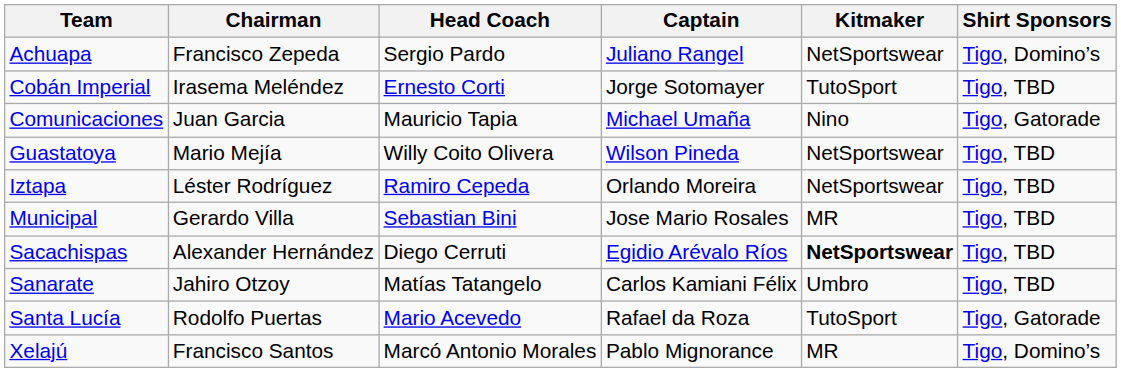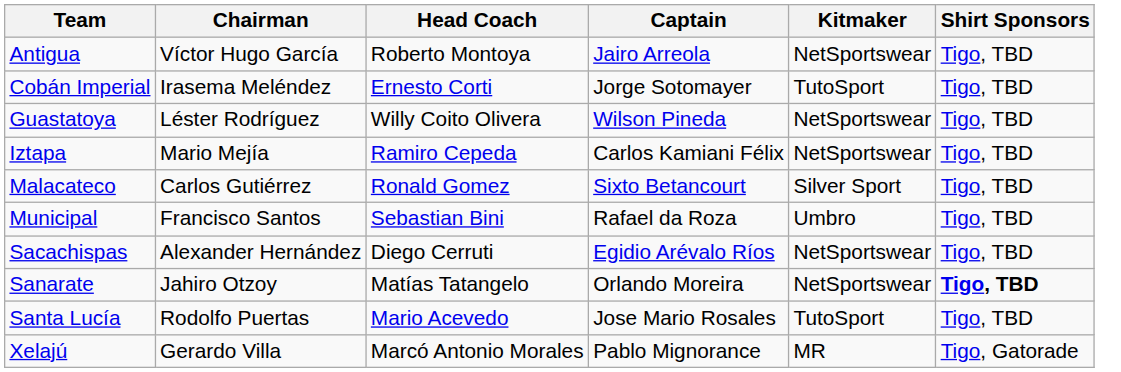- row: (51, 53)
+ row: (45, 53)
- row: (86, 119)
(227, 152) Mario Mejía -> (240, 119) Léster Rodríguez
(253, 185) Léster Rodríguez -> (214, 152) Mario Mejía
(681, 185) Orlando Moreira -> (689, 152) Carlos Kamiani Félix
+ row: (63, 185)
(233, 218) Gerardo Villa -> (240, 218) Francisco Santos
(697, 218) Jose Mario Rosales -> (665, 218) Rafael da Roza
(822, 218) MR -> (825, 218) Umbro
(880, 251) bold -> (862, 251) normal
(701, 284) Carlos Kamiani Félix -> (668, 284) Orlando Moreira
(837, 284) Umbro -> (862, 284) NetSportswear
(1009, 284) normal -> (990, 284) bold
(678, 317) Rafael da Roza -> (685, 317) Jose Mario Rosales
(1032, 317) Tigo, Gatorade -> (987, 317) Tigo, TBD
(253, 350) Francisco Santos -> (221, 350) Gerardo Villa
(1031, 350) Tigo, Domino’s -> (1010, 350) Tigo, Gatorade
